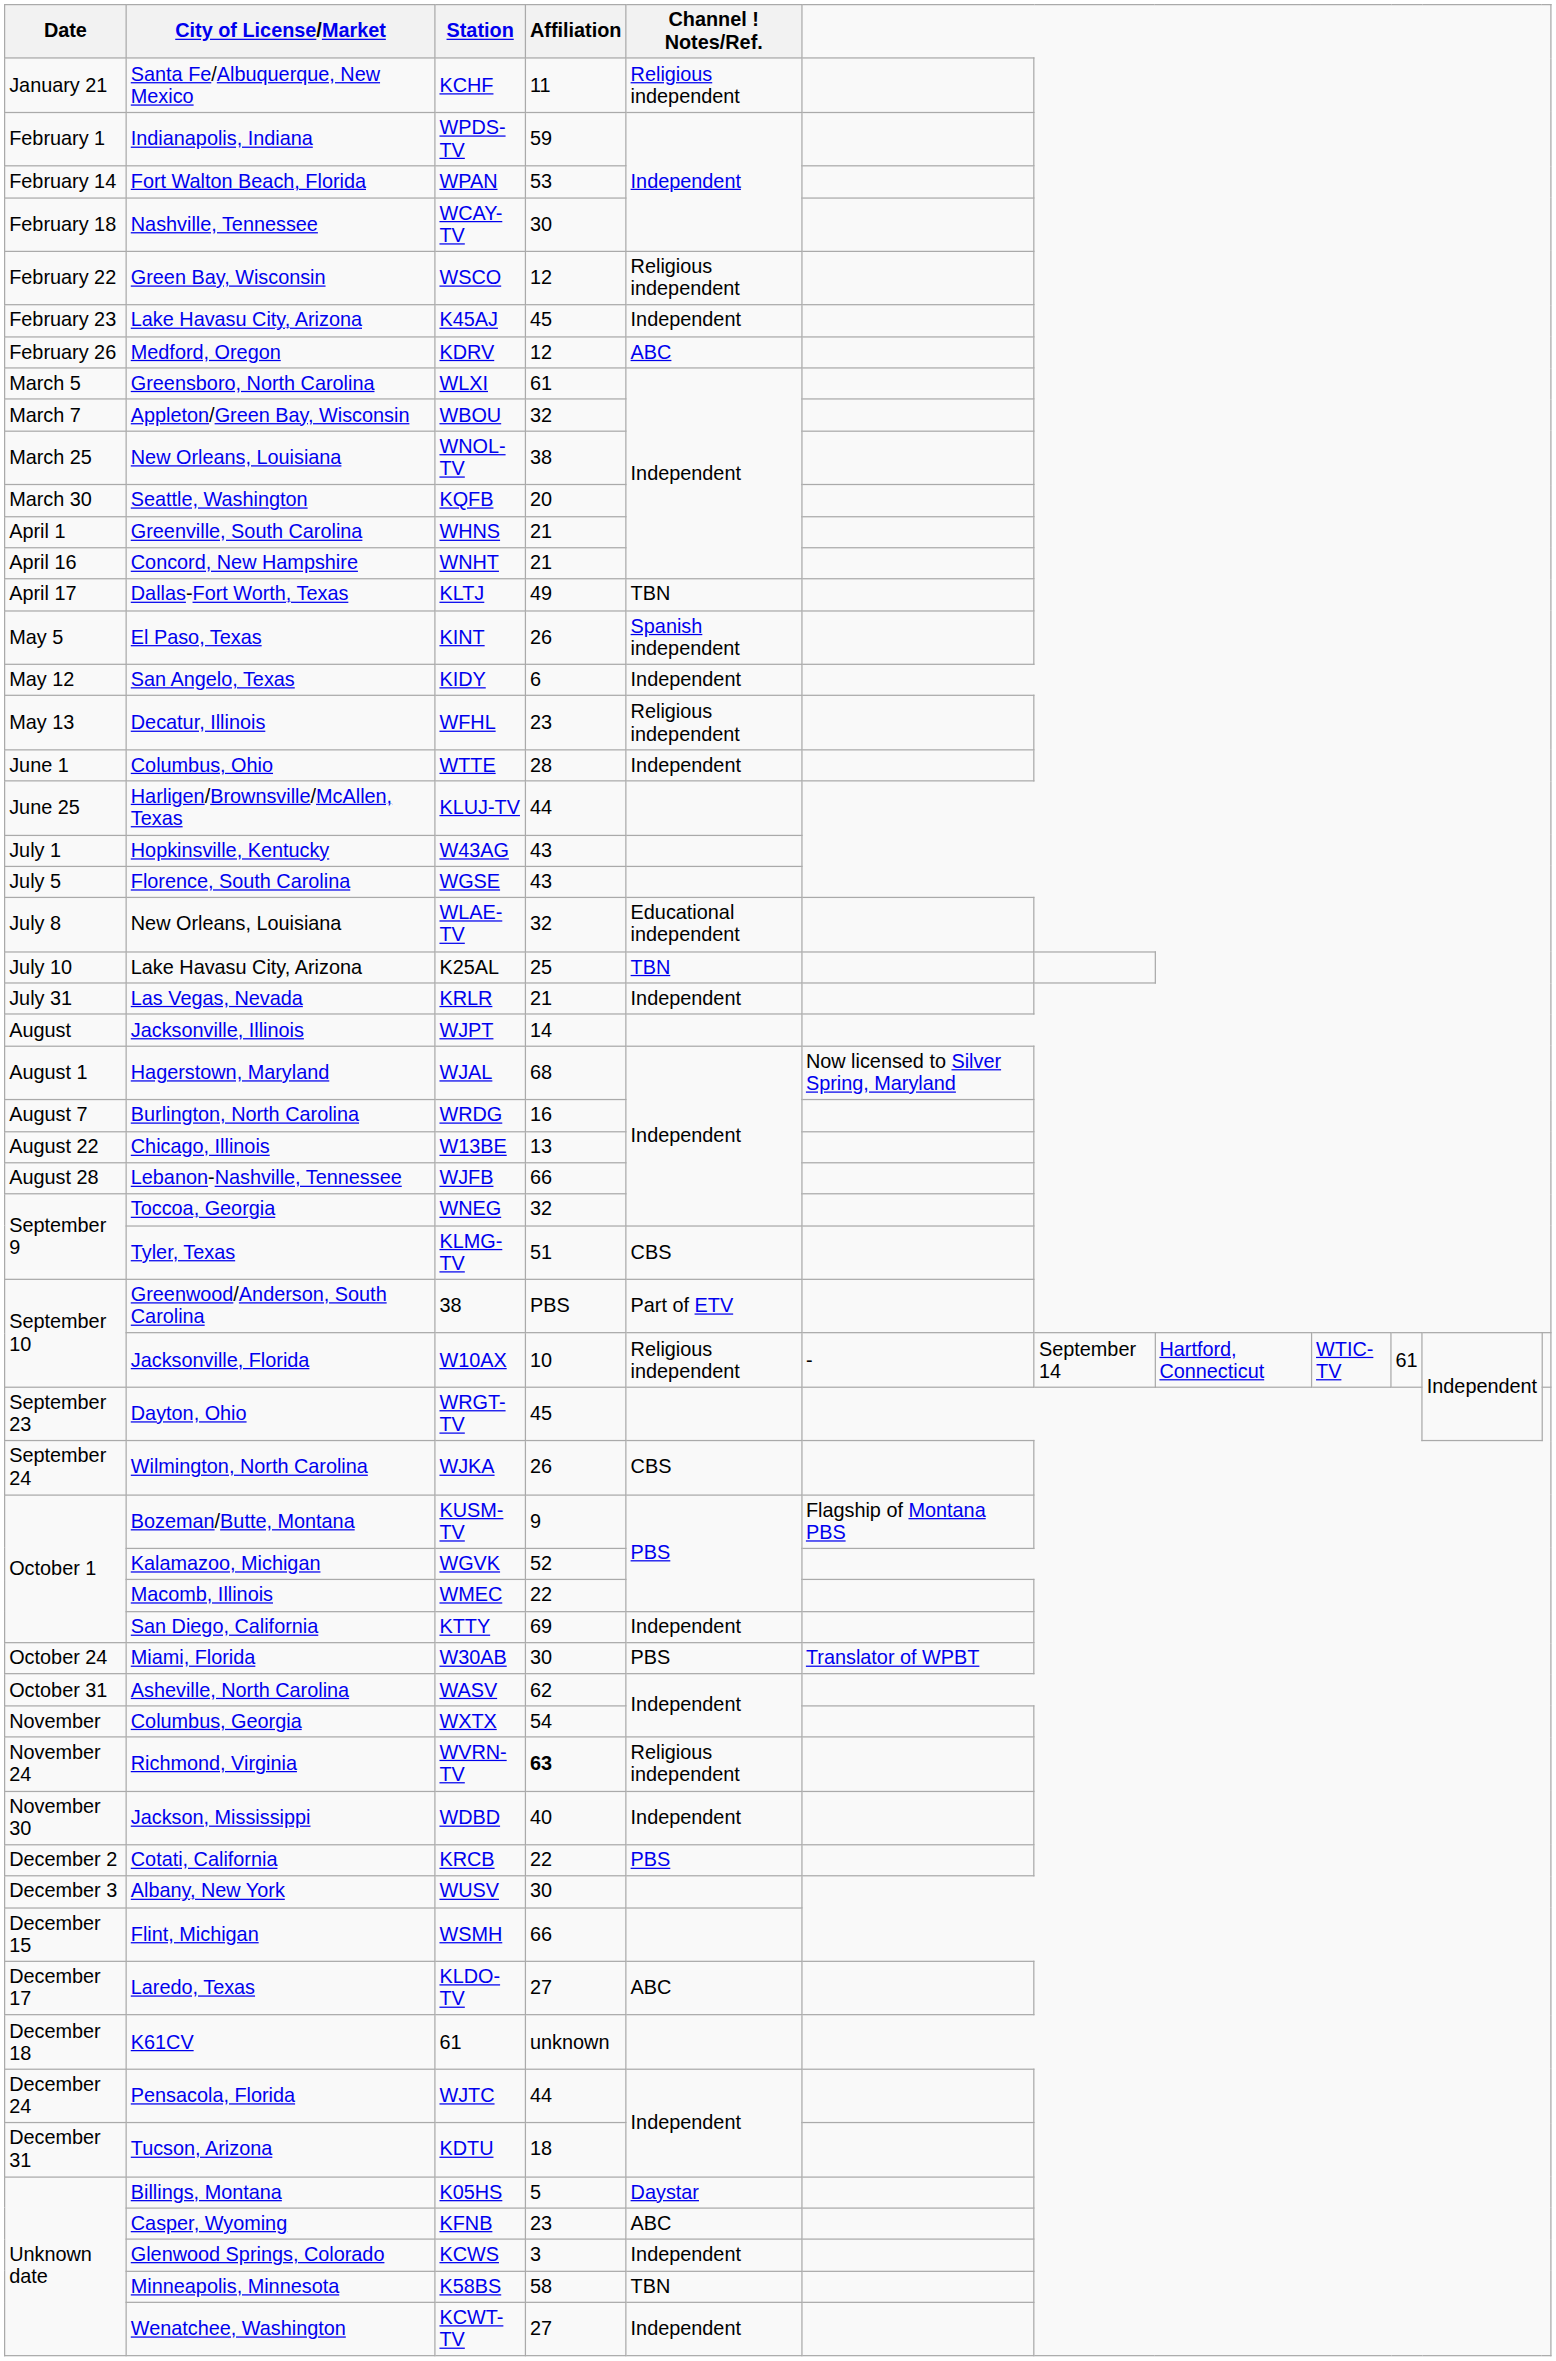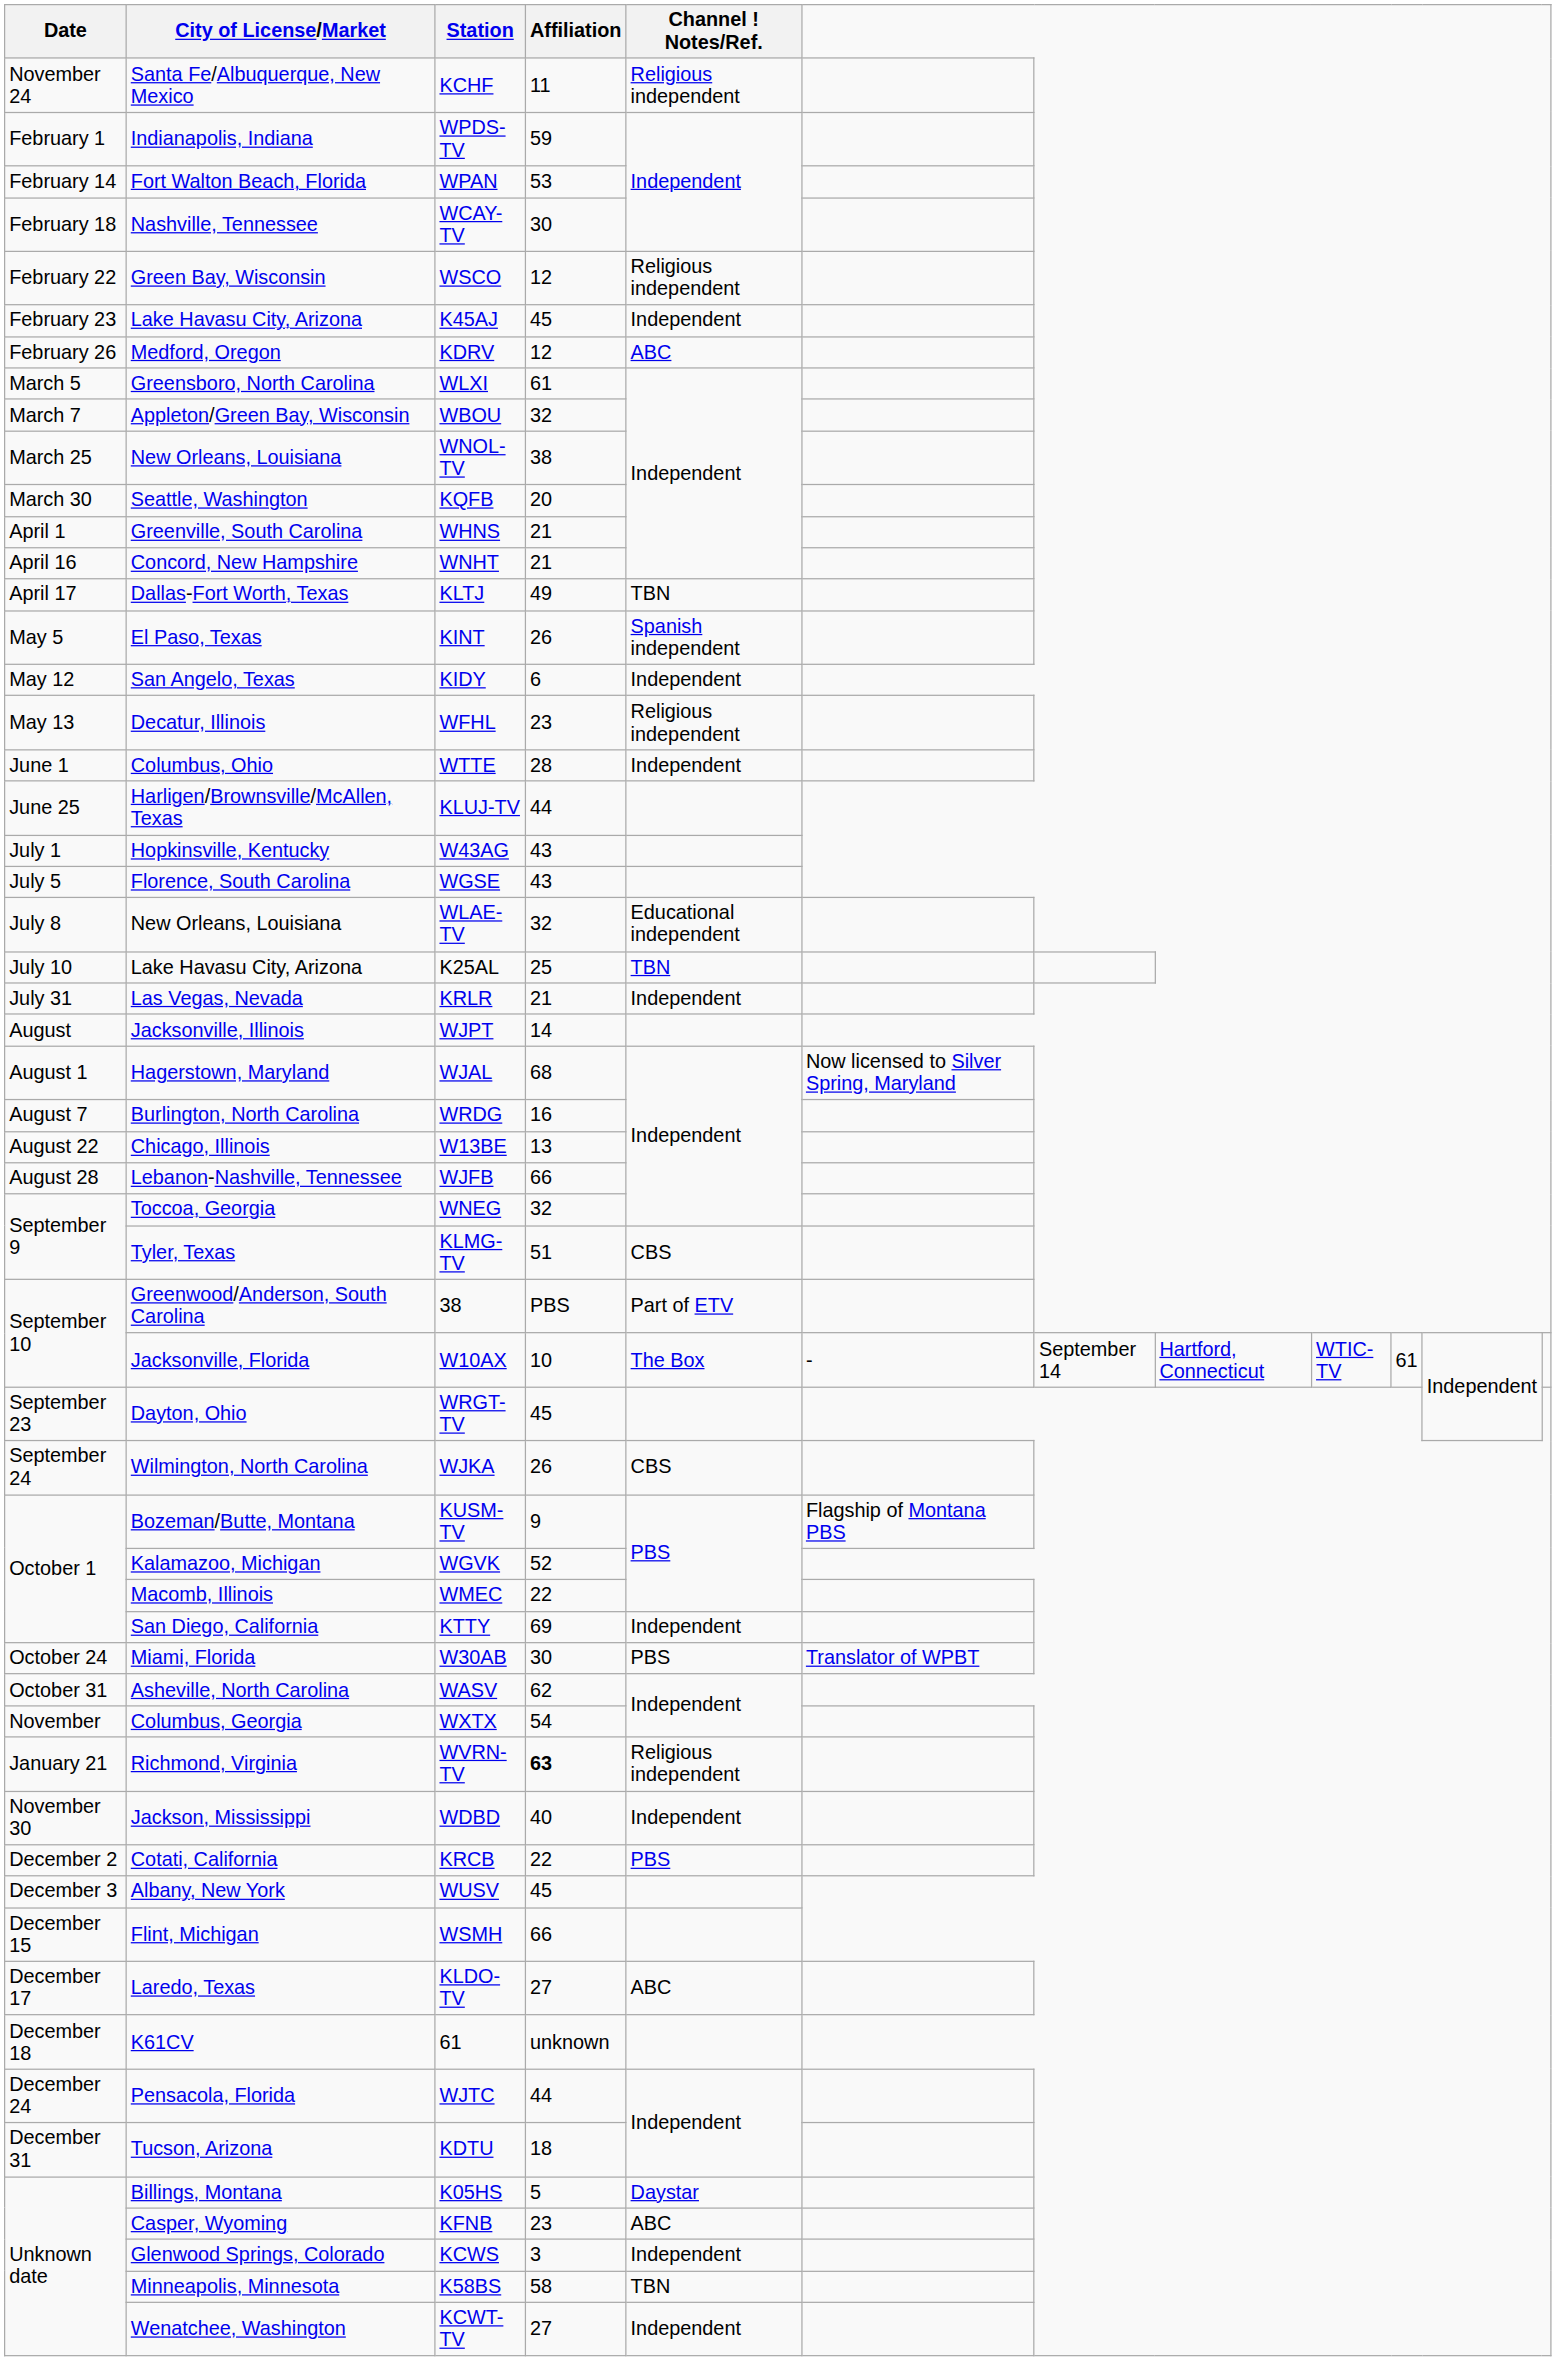(58, 85) January 21 -> (55, 85) November 24
(685, 1359) Religious independent -> (668, 1359) The Box
(55, 1763) November 24 -> (58, 1763) January 21
(541, 1891) 30 -> (541, 1891) 45
